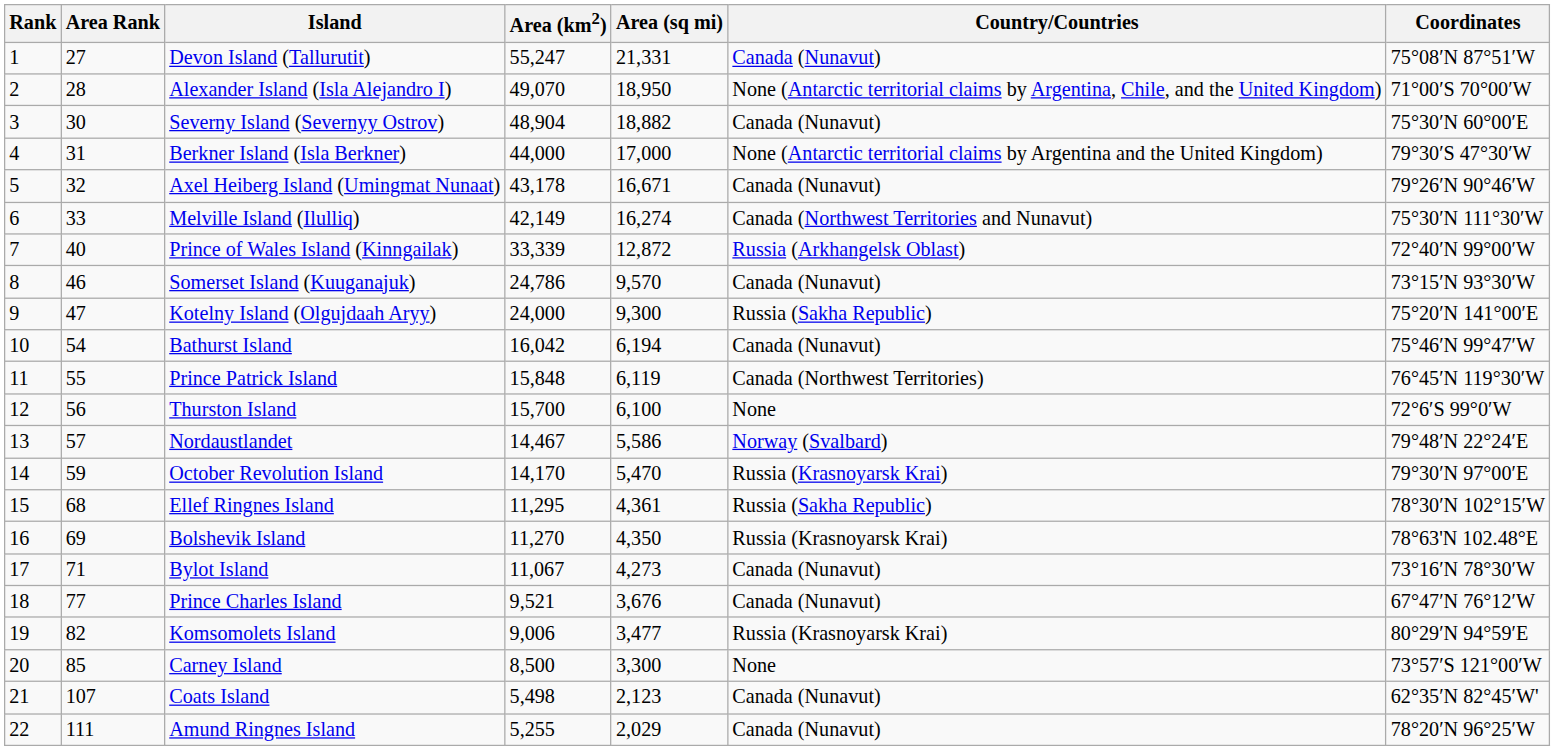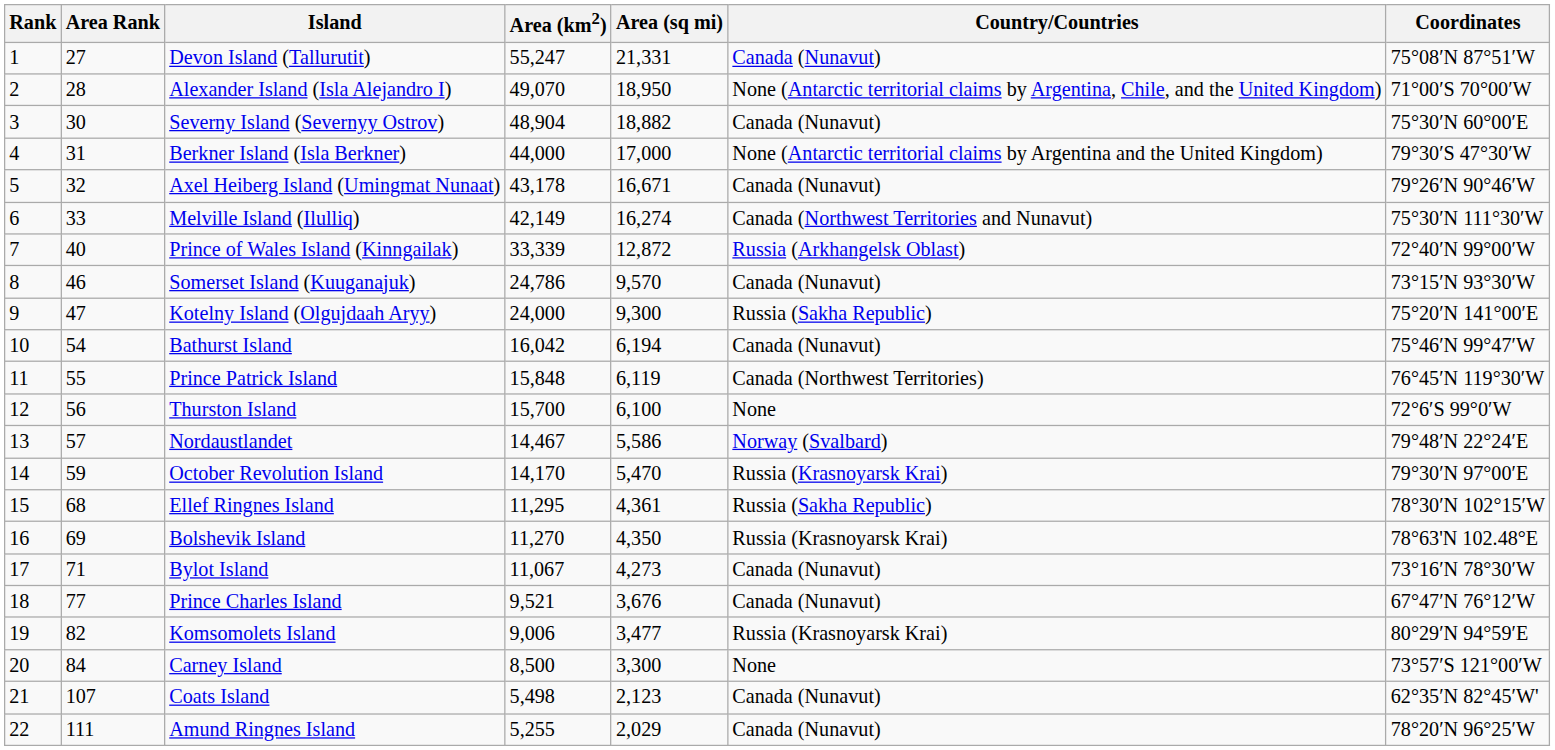(76, 665) 85 -> (76, 665) 84
